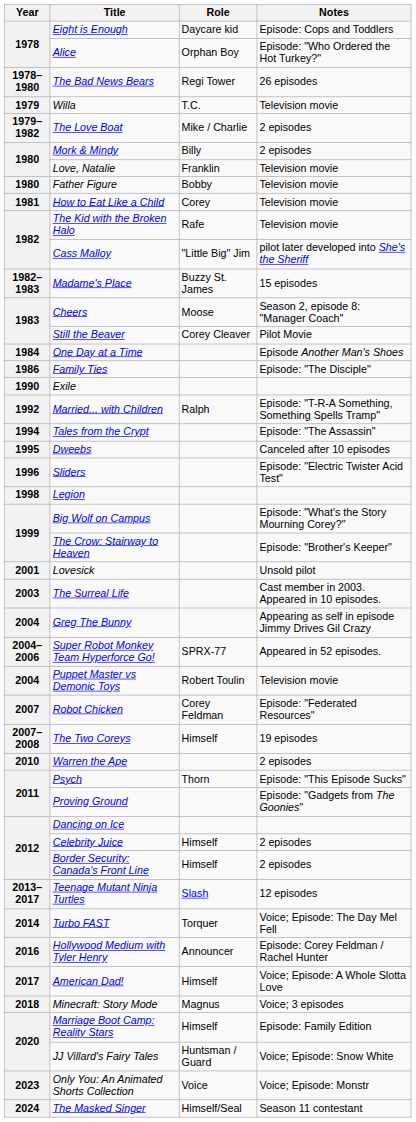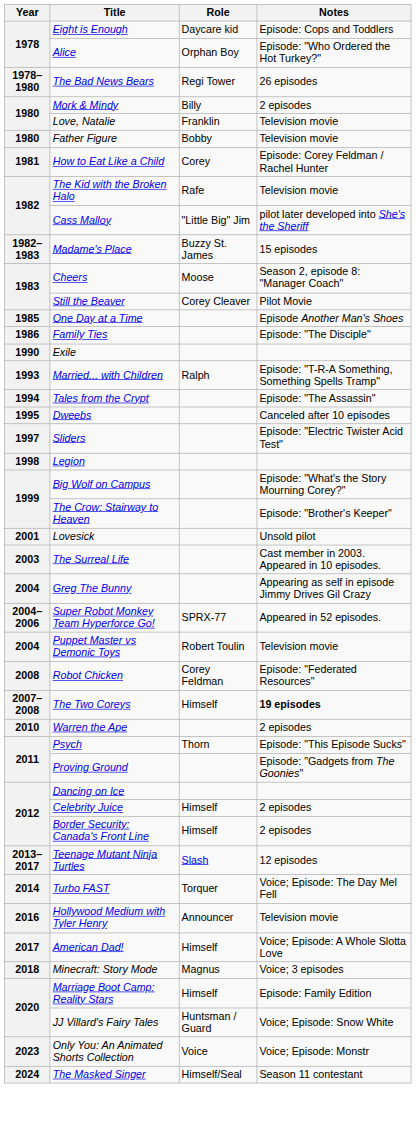- row: (64, 105)
- row: (88, 128)
(299, 202) Television movie -> (321, 162) Episode: Corey Feldman / Rachel Hunter
(27, 352) 1984 -> (27, 318) 1985
(27, 409) 1992 -> (27, 375) 1993
(27, 472) 1996 -> (27, 438) 1997
(27, 709) 2007 -> (27, 675) 2008
(288, 739) normal -> (290, 705) bold
(321, 952) Episode: Corey Feldman / Rachel Hunter -> (299, 918) Television movie
